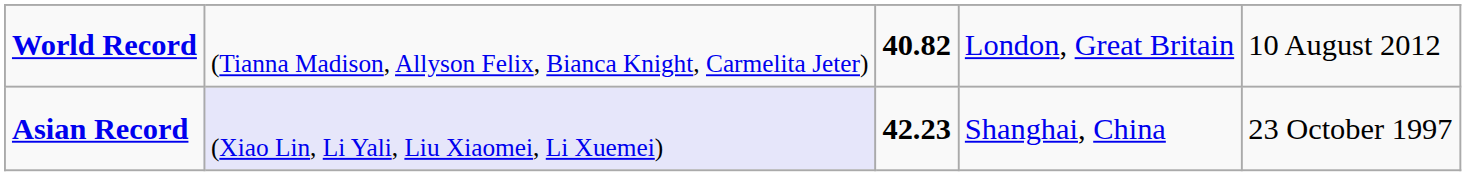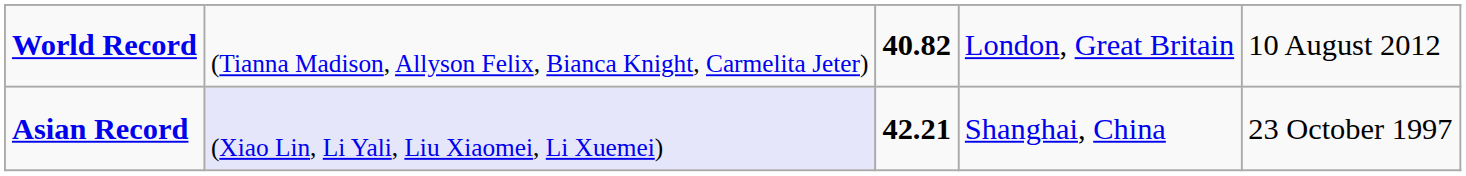(917, 128) 42.23 -> (917, 128) 42.21
